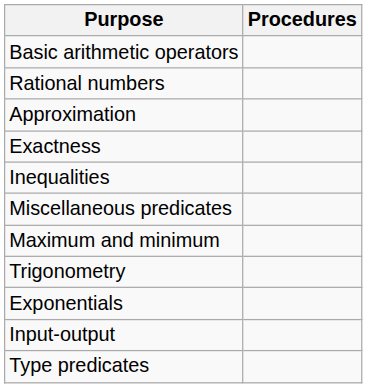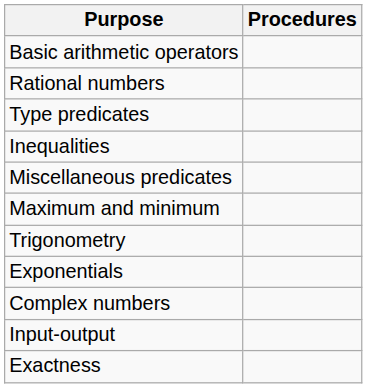- row: (73, 114)
rows swapped: (55, 146) <-> (79, 366)
+ row: (90, 303)
